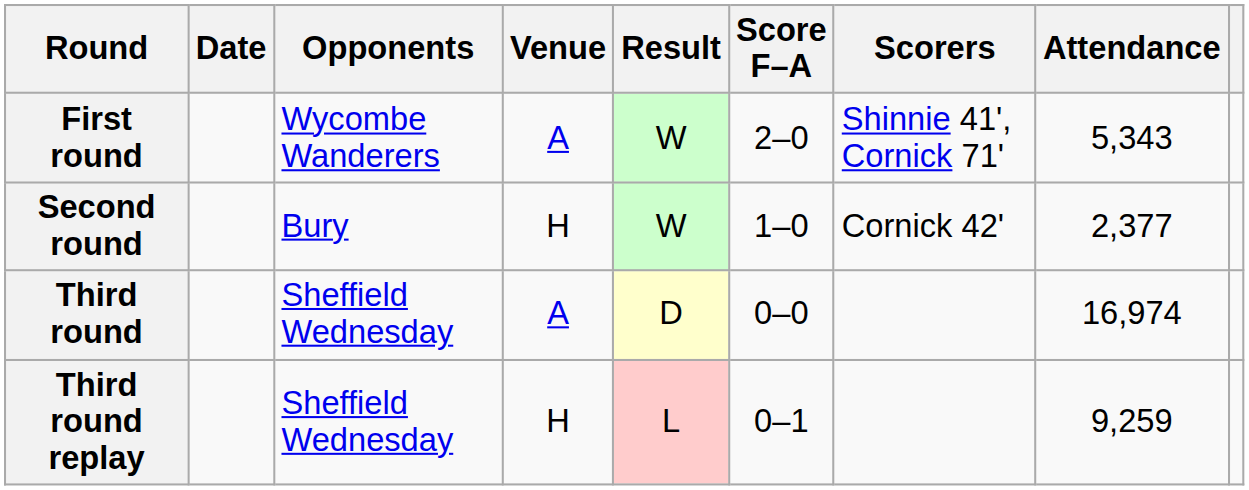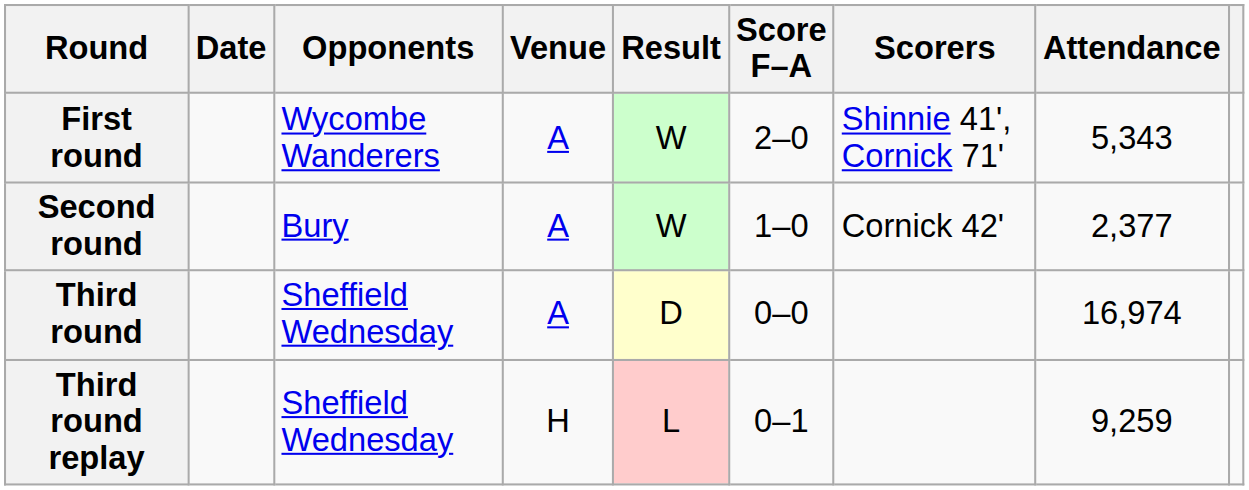(558, 225) H -> (558, 225) A
